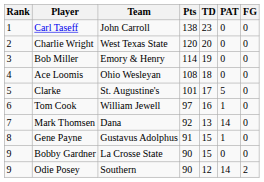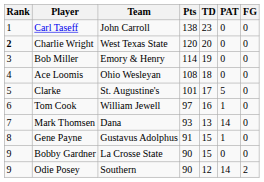(9, 43) normal -> (9, 43) bold
(187, 122) 92 -> (187, 122) 93
